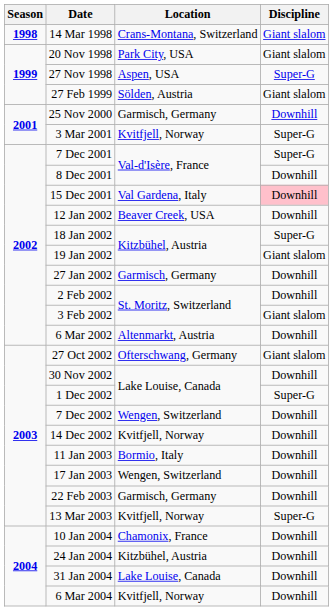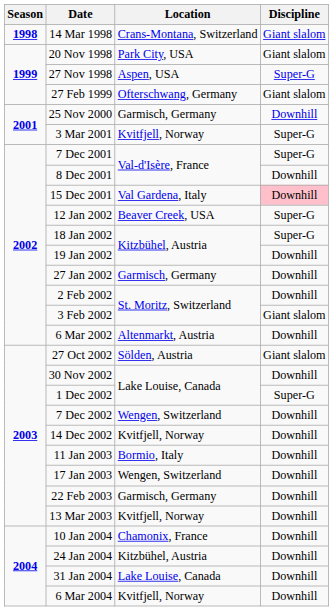(155, 94) Sölden, Austria -> (177, 94) Ofterschwang, Germany
(294, 215) Downhill -> (294, 215) Super-G
(294, 255) Giant slalom -> (294, 255) Downhill
(177, 355) Ofterschwang, Germany -> (155, 355) Sölden, Austria
(294, 515) Super-G -> (294, 515) Downhill
